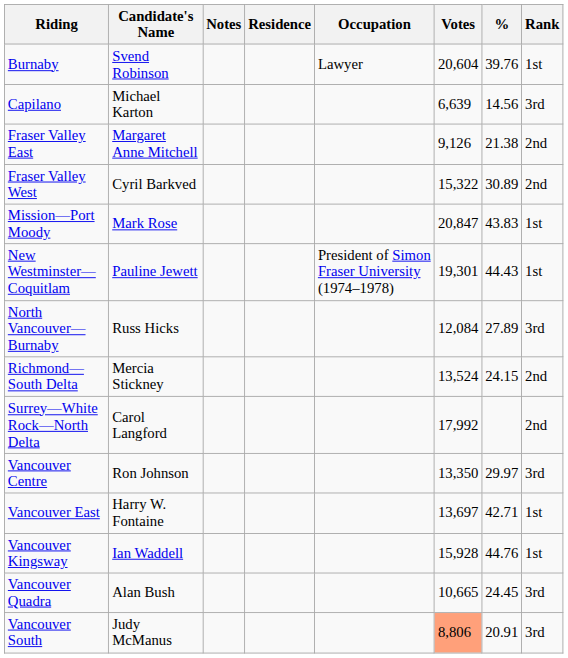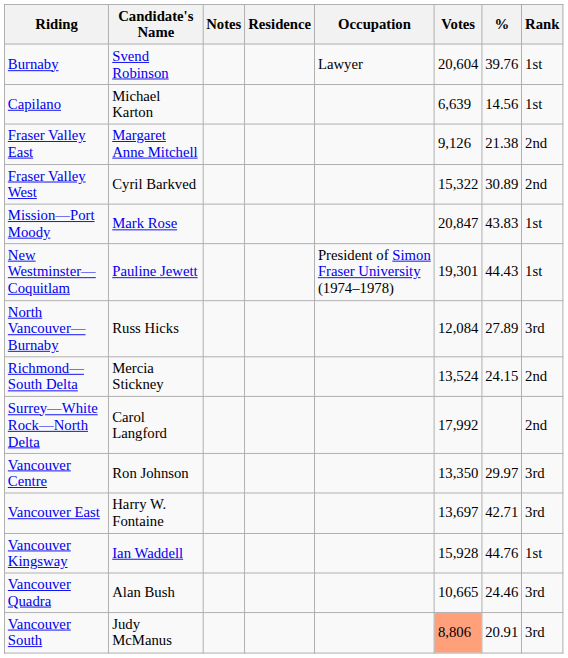(535, 104) 3rd -> (534, 104) 1st
(534, 513) 1st -> (535, 513) 3rd
(502, 592) 24.45 -> (502, 592) 24.46
